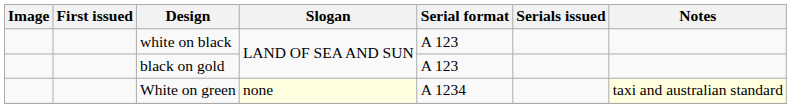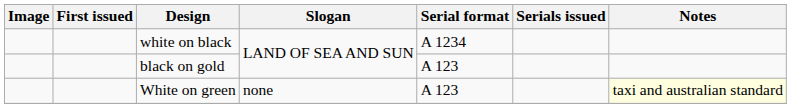(440, 41) A 123 -> (443, 41) A 1234
(258, 90) lightyellow background -> (258, 90) no background
(443, 90) A 1234 -> (440, 90) A 123
